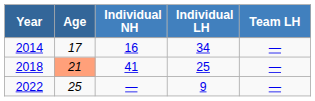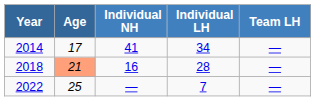(131, 48) 16 -> (131, 48) 41
(131, 67) 41 -> (131, 67) 16
(203, 67) 25 -> (203, 67) 28
(203, 87) 9 -> (203, 87) 7
